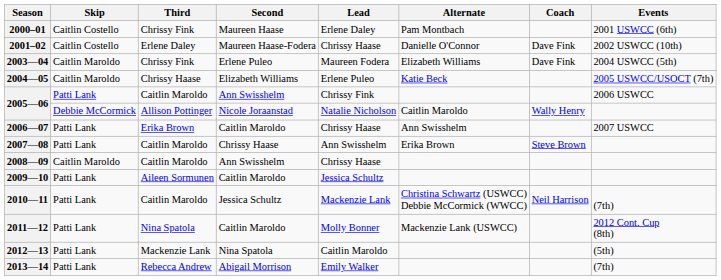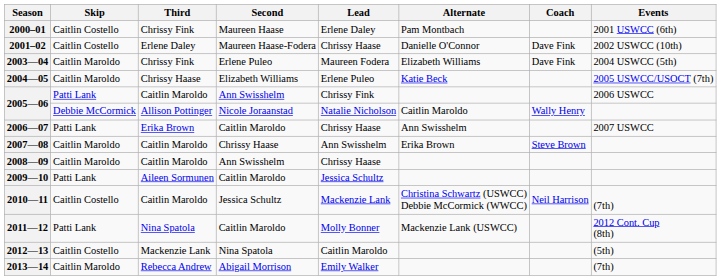(75, 144) Patti Lank -> (86, 144) Caitlin Maroldo
(75, 200) Patti Lank -> (86, 200) Caitlin Costello
(75, 250) Patti Lank -> (86, 250) Caitlin Costello
(75, 267) Patti Lank -> (86, 267) Caitlin Maroldo
